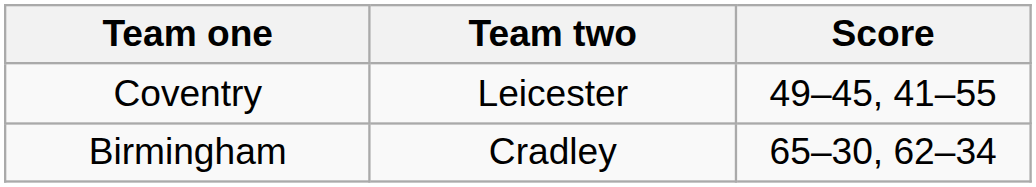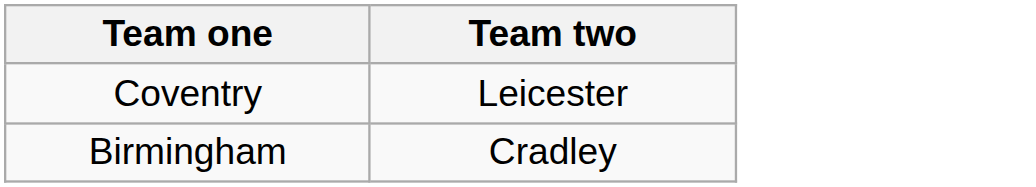- column: (883, 33)
